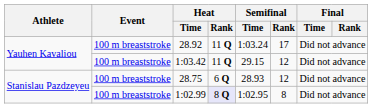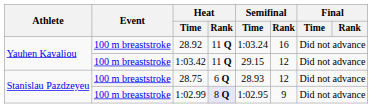(284, 45) 17 -> (284, 45) 16
(284, 95) 8 -> (284, 95) 9
